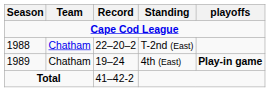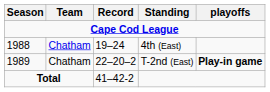(116, 45) 22–20–2 -> (110, 45) 19–24
(167, 45) T-2nd (East) -> (161, 45) 4th (East)
(110, 62) 19–24 -> (116, 62) 22–20–2
(161, 62) 4th (East) -> (167, 62) T-2nd (East)
